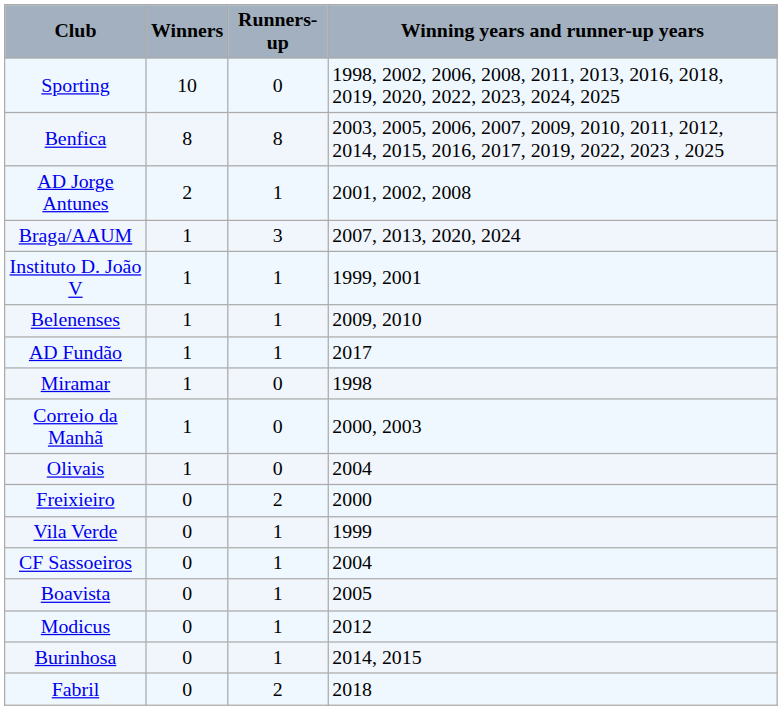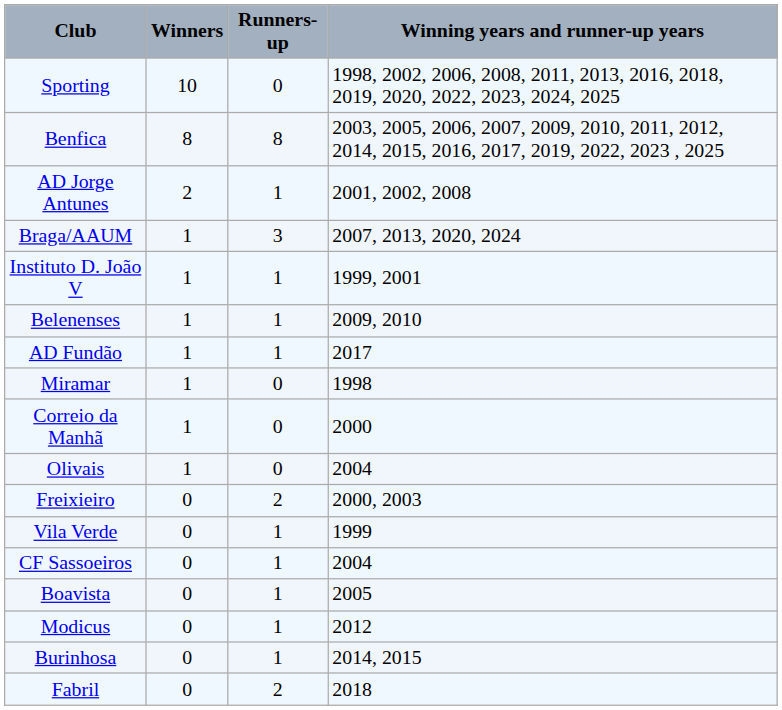(377, 426) 2000, 2003 -> (352, 426) 2000
(352, 500) 2000 -> (377, 500) 2000, 2003
